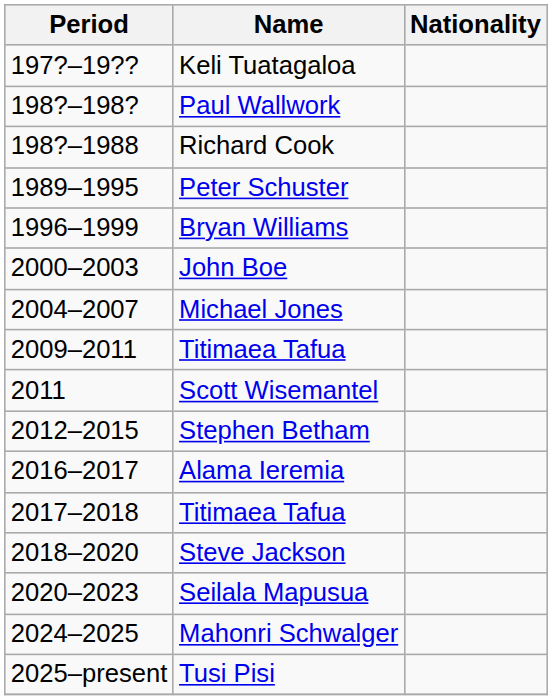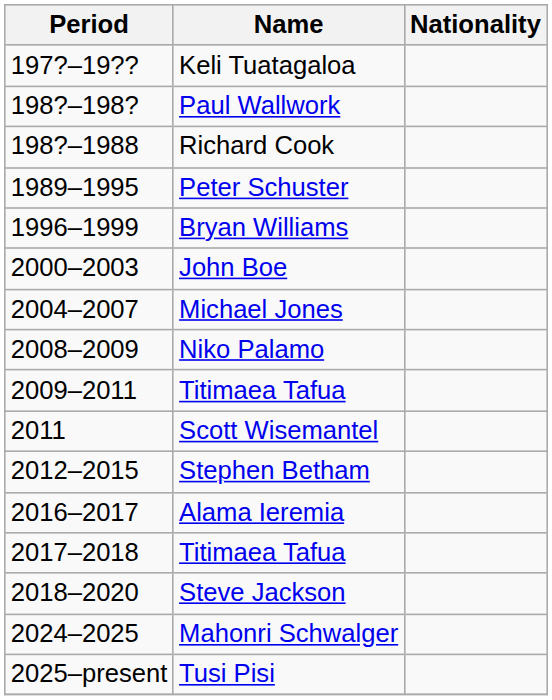+ row: (75, 349)
- row: (75, 593)
